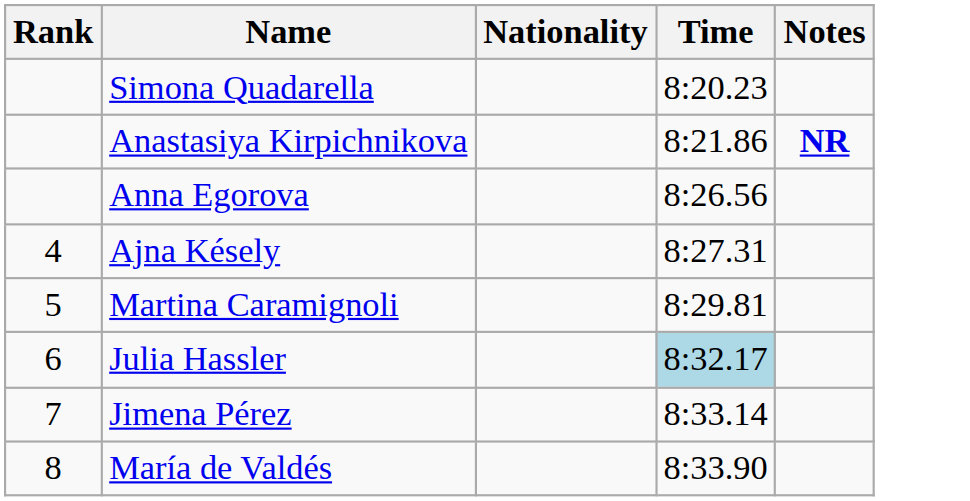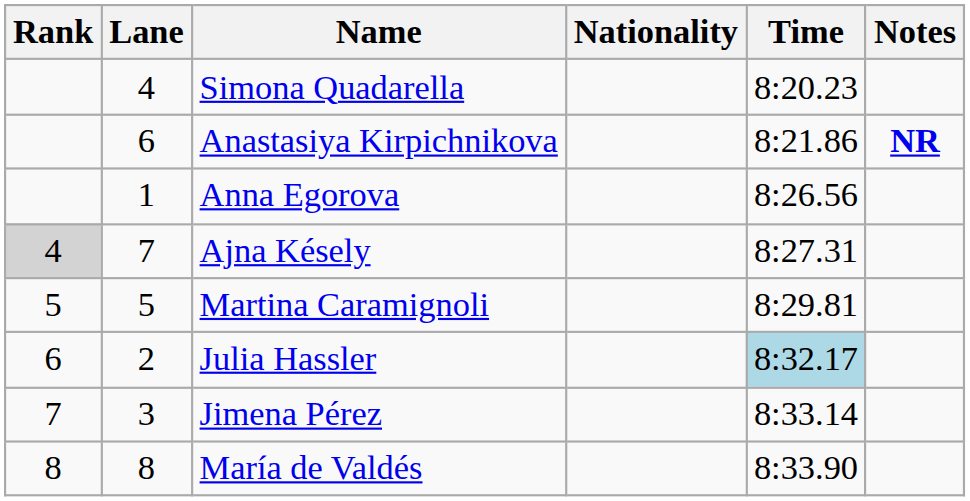+ column: (146, 31)
(53, 250) no background -> (53, 250) lightgrey background
